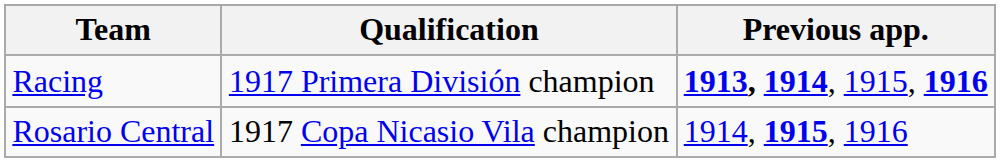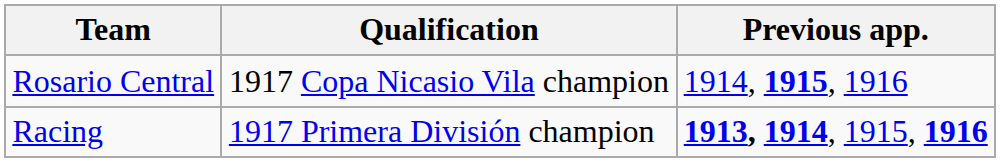rows swapped: (58, 80) <-> (113, 131)
